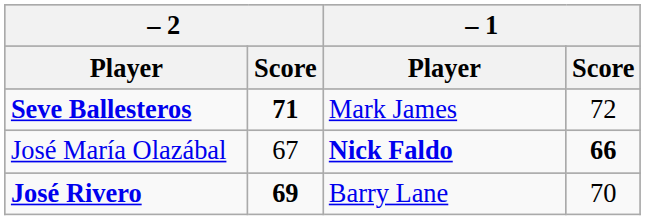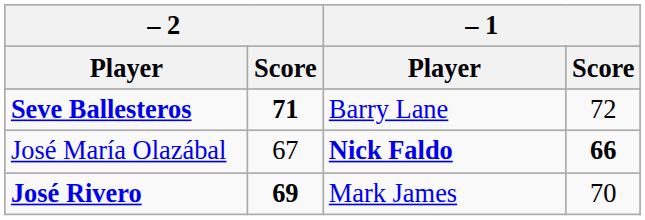(393, 109) Mark James -> (389, 109) Barry Lane
(389, 192) Barry Lane -> (393, 192) Mark James
